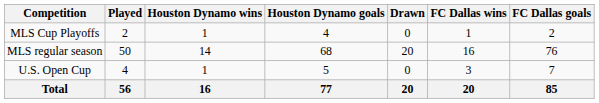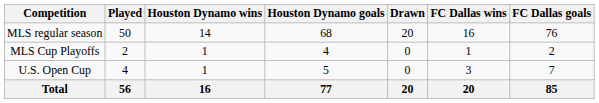rows swapped: (55, 51) <-> (55, 32)
